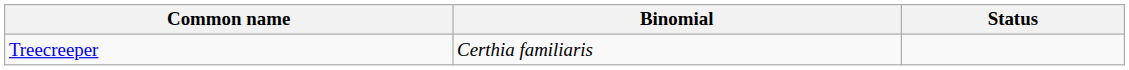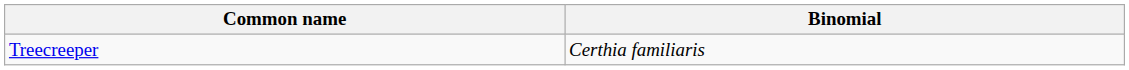- column: (1013, 19)
